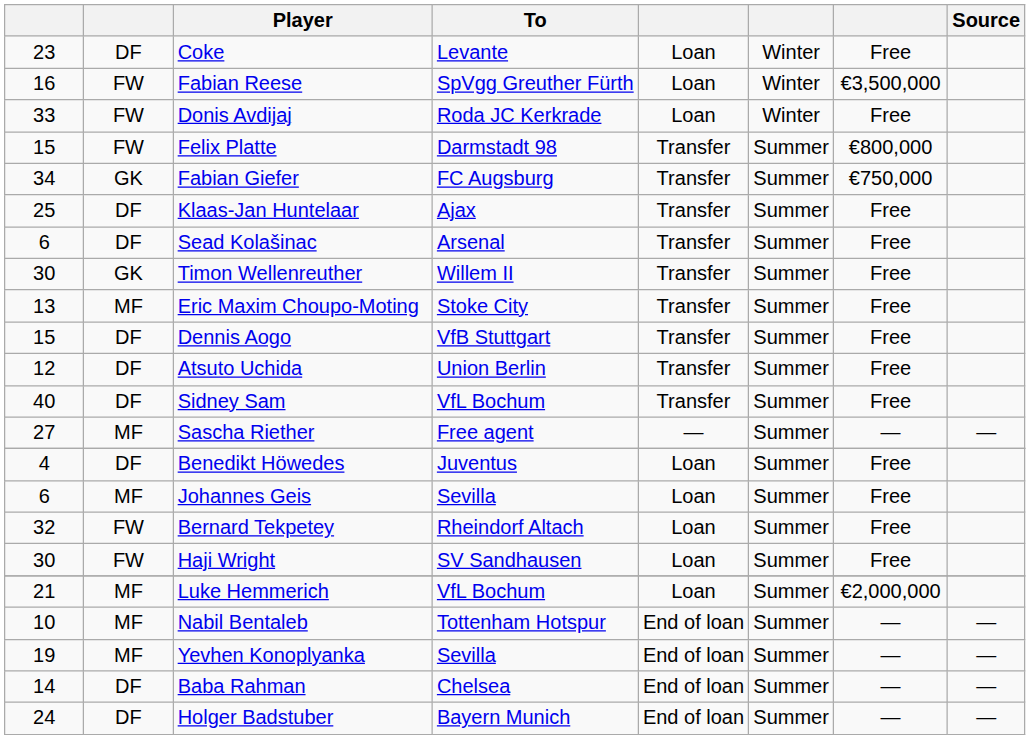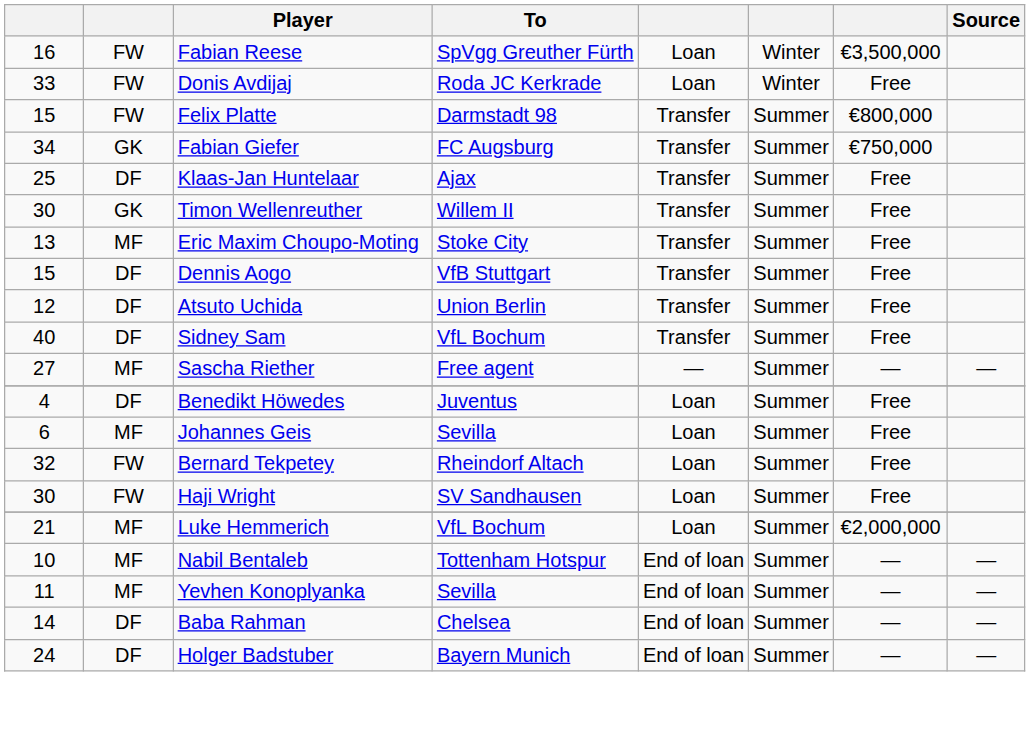- row: (201, 52)
- row: (247, 242)
(44, 654) 19 -> (44, 591) 11
